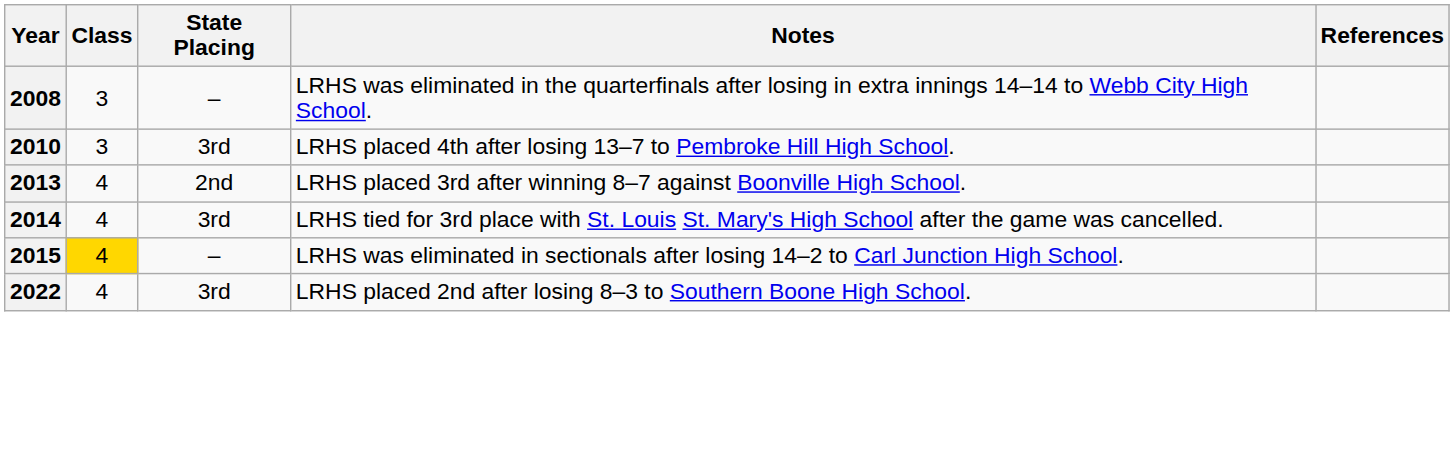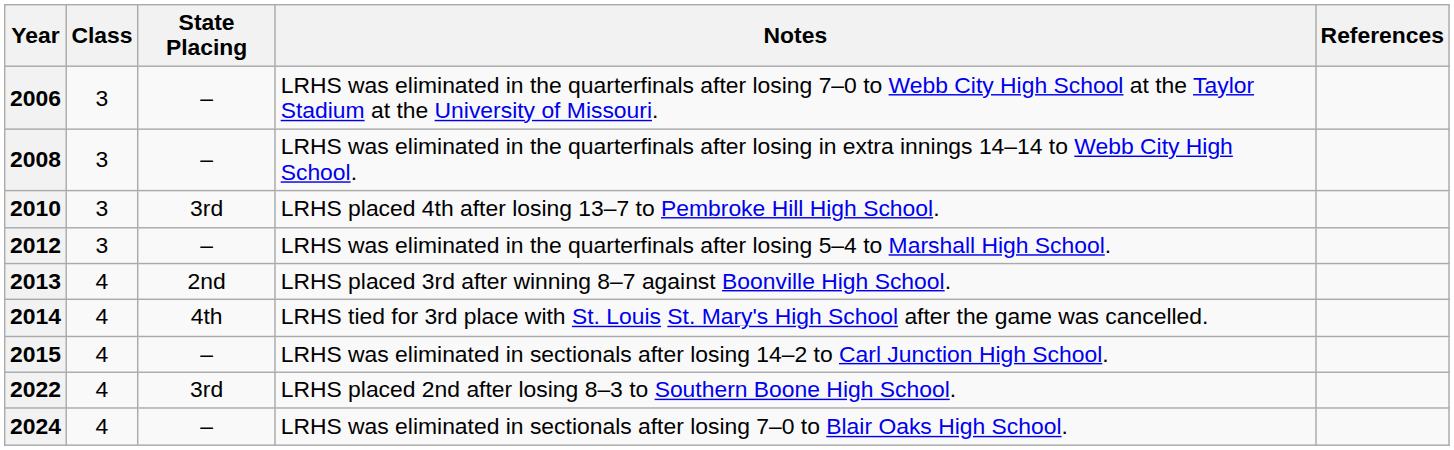+ row: (35, 97)
+ row: (35, 245)
(214, 219) 3rd -> (207, 317) 4th
(102, 255) gold background -> (102, 353) no background
+ row: (35, 426)
